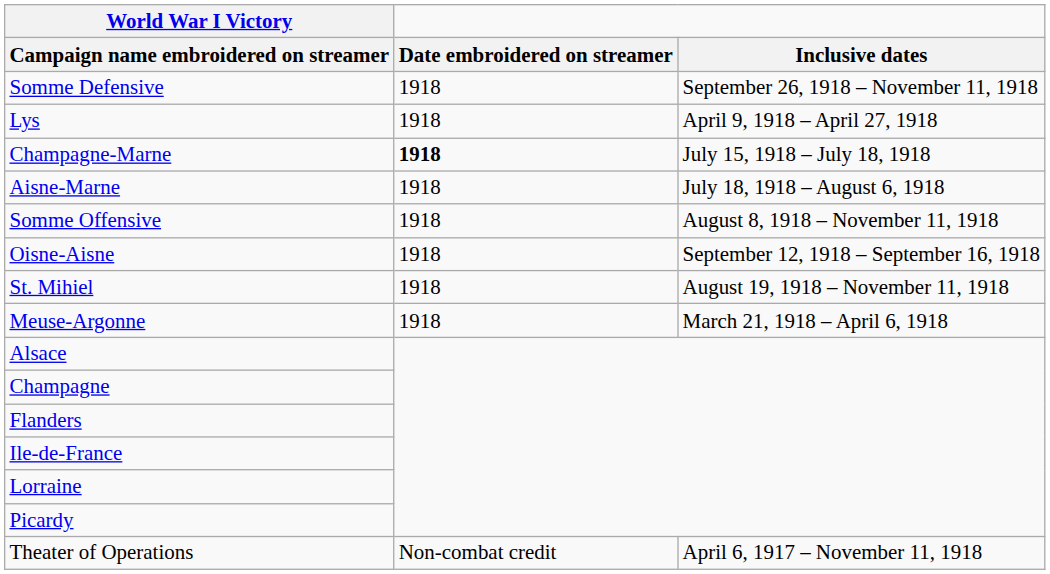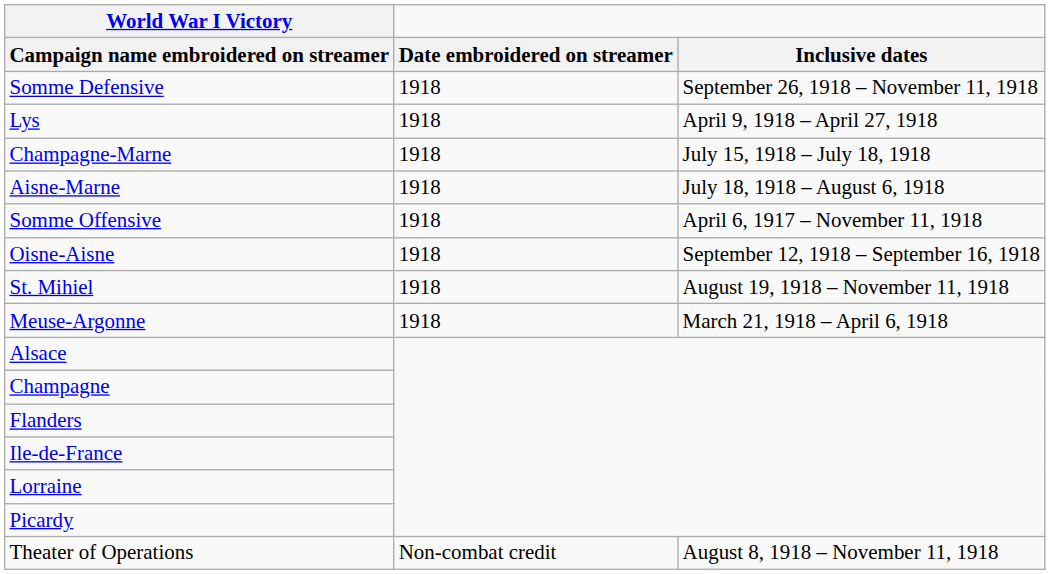(420, 154) bold -> (420, 154) normal
(841, 220) August 8, 1918 – November 11, 1918 -> (832, 220) April 6, 1917 – November 11, 1918
(832, 552) April 6, 1917 – November 11, 1918 -> (841, 552) August 8, 1918 – November 11, 1918
